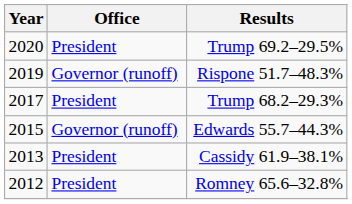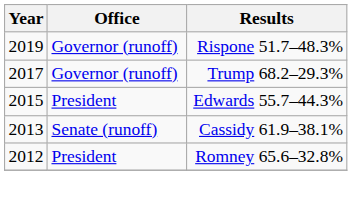- row: (275, 45)
(84, 101) President -> (115, 73) Governor (runoff)
(115, 128) Governor (runoff) -> (84, 101) President
(84, 156) President -> (104, 128) Senate (runoff)
